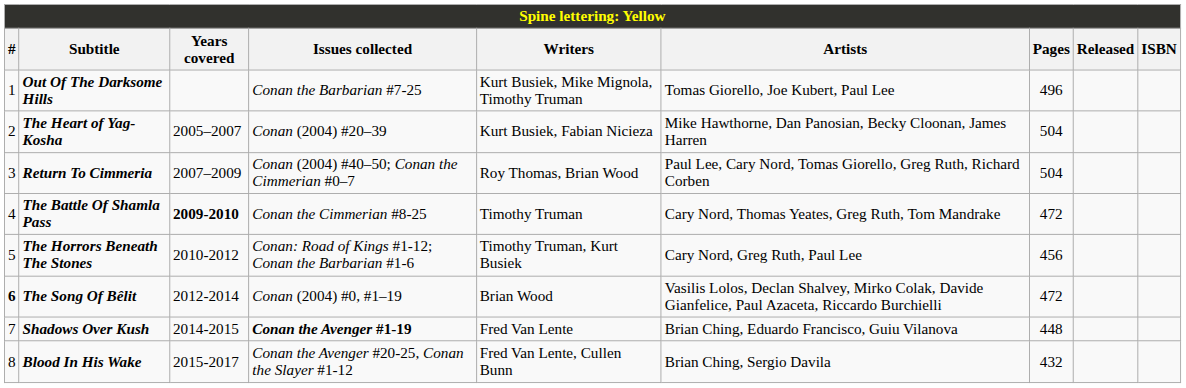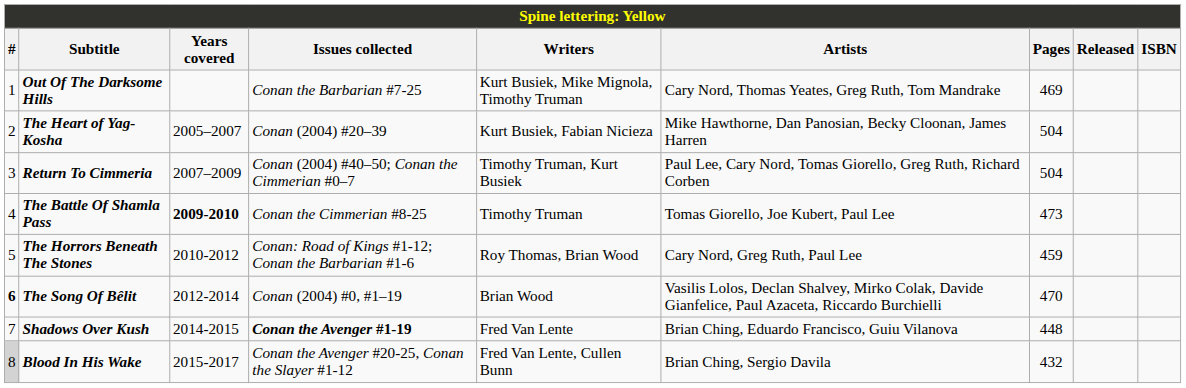(780, 90) Tomas Giorello, Joe Kubert, Paul Lee -> (833, 90) Cary Nord, Thomas Yeates, Greg Ruth, Tom Mandrake
(1051, 90) 496 -> (1051, 90) 469
(559, 172) Roy Thomas, Brian Wood -> (549, 172) Timothy Truman, Kurt Busiek
(833, 214) Cary Nord, Thomas Yeates, Greg Ruth, Tom Mandrake -> (780, 214) Tomas Giorello, Joe Kubert, Paul Lee
(1051, 214) 472 -> (1051, 214) 473
(549, 255) Timothy Truman, Kurt Busiek -> (559, 255) Roy Thomas, Brian Wood
(1051, 255) 456 -> (1051, 255) 459
(1051, 296) 472 -> (1051, 296) 470
(12, 361) no background -> (12, 361) lightgrey background
